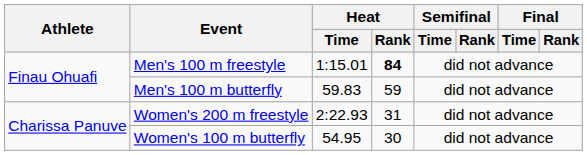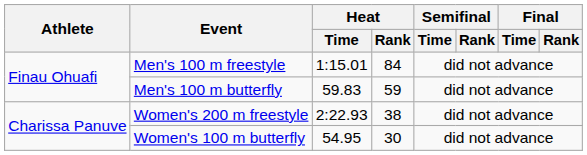(393, 65) bold -> (393, 65) normal
(393, 114) 31 -> (393, 114) 38
